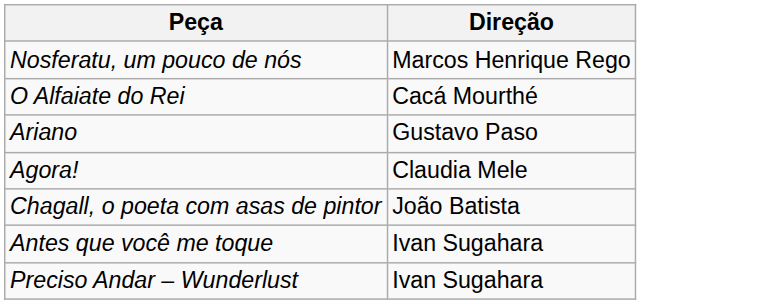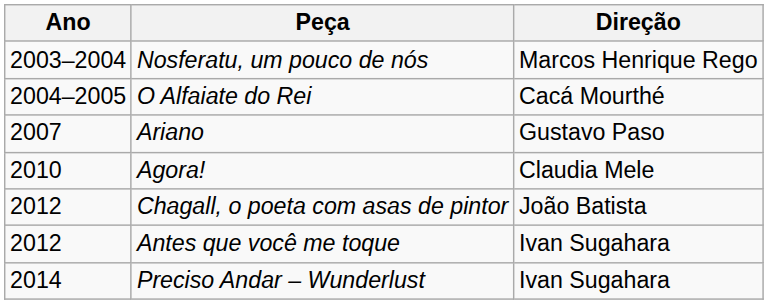+ column: (68, 22)
